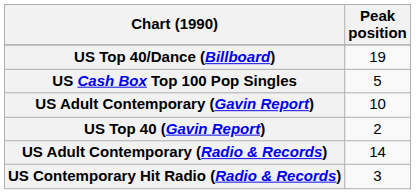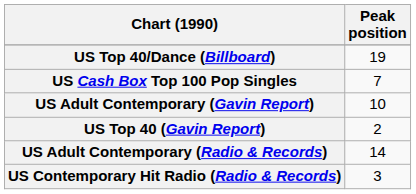(378, 81) 5 -> (378, 81) 7
